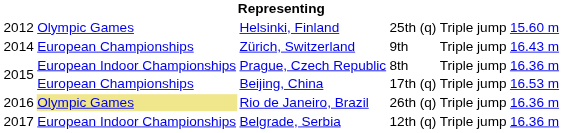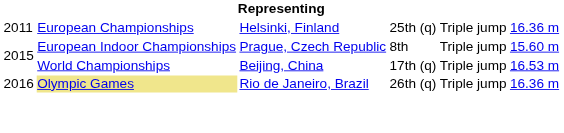(19, 27) 2012 -> (18, 27) 2011
(86, 27) Olympic Games -> (115, 27) European Championships
(535, 27) 15.60 m -> (535, 27) 16.36 m
- row: (297, 46)
(535, 65) 16.36 m -> (535, 46) 15.60 m
(115, 84) European Championships -> (104, 65) World Championships
- row: (290, 121)
